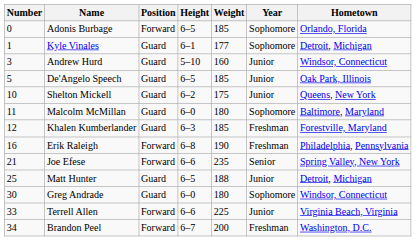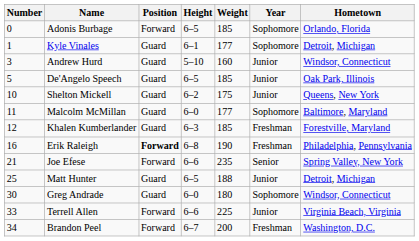(221, 112) 180 -> (225, 112) 177
(158, 145) normal -> (160, 145) bold
